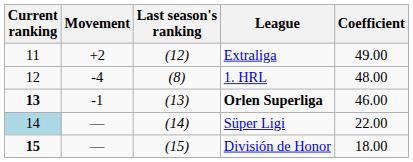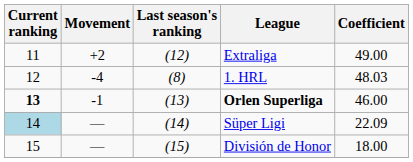(371, 77) 48.00 -> (371, 77) 48.03
(371, 123) 22.00 -> (371, 123) 22.09
(33, 146) bold -> (33, 146) normal
